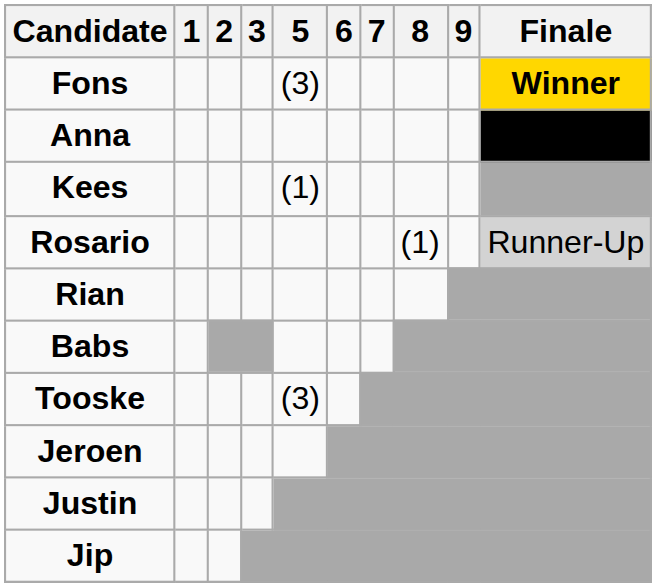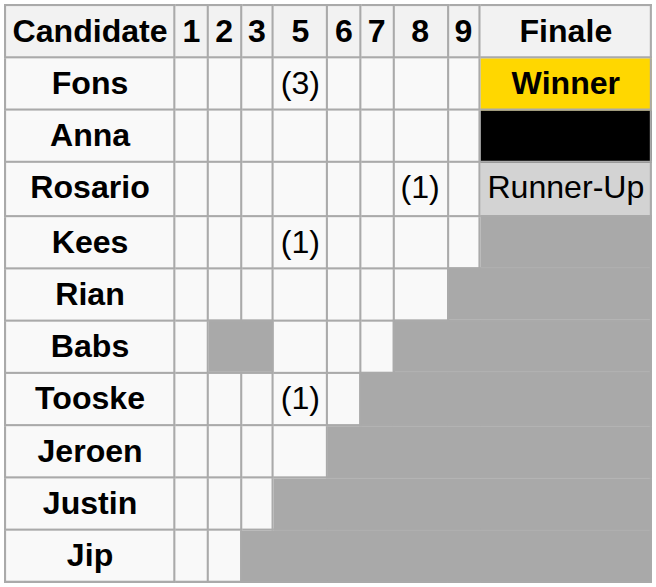rows swapped: (90, 241) <-> (90, 188)
(300, 398) (3) -> (300, 398) (1)
